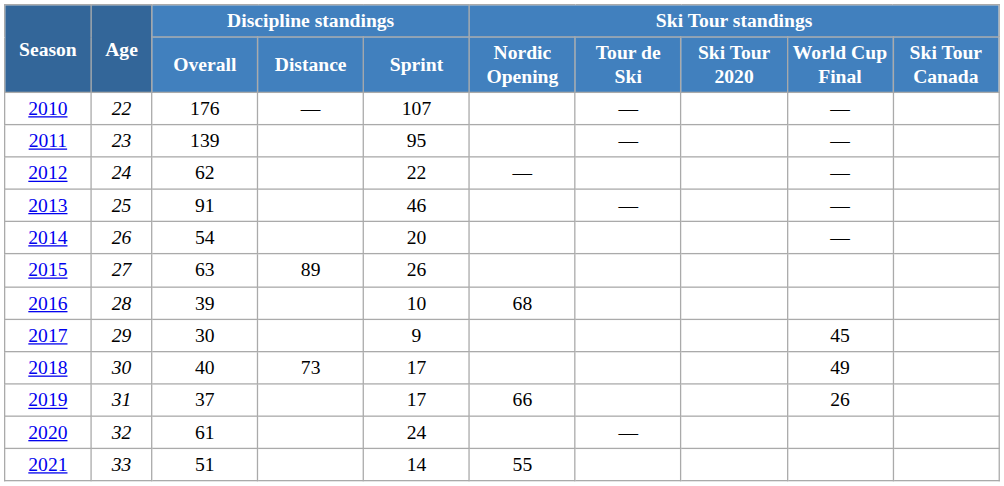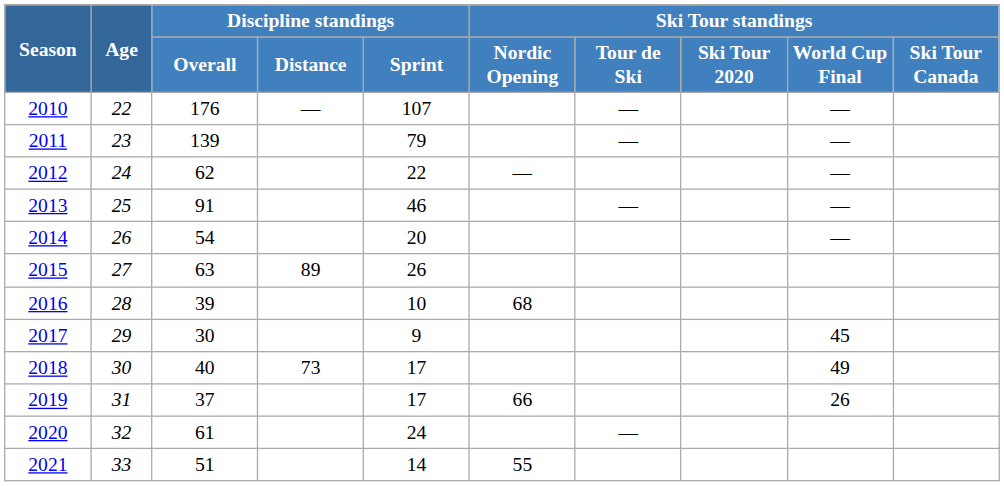(417, 141) 95 -> (417, 141) 79
